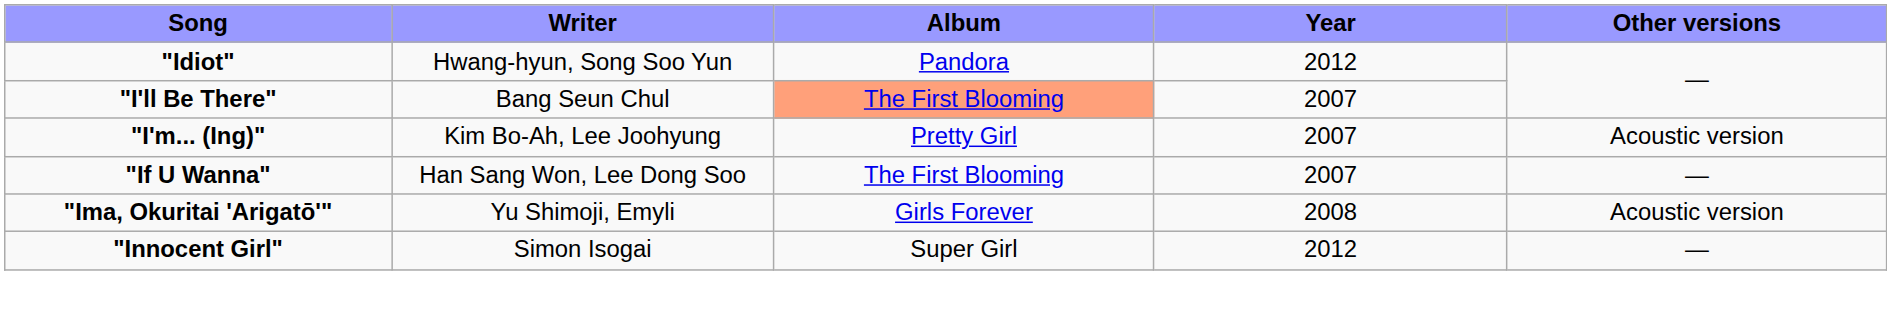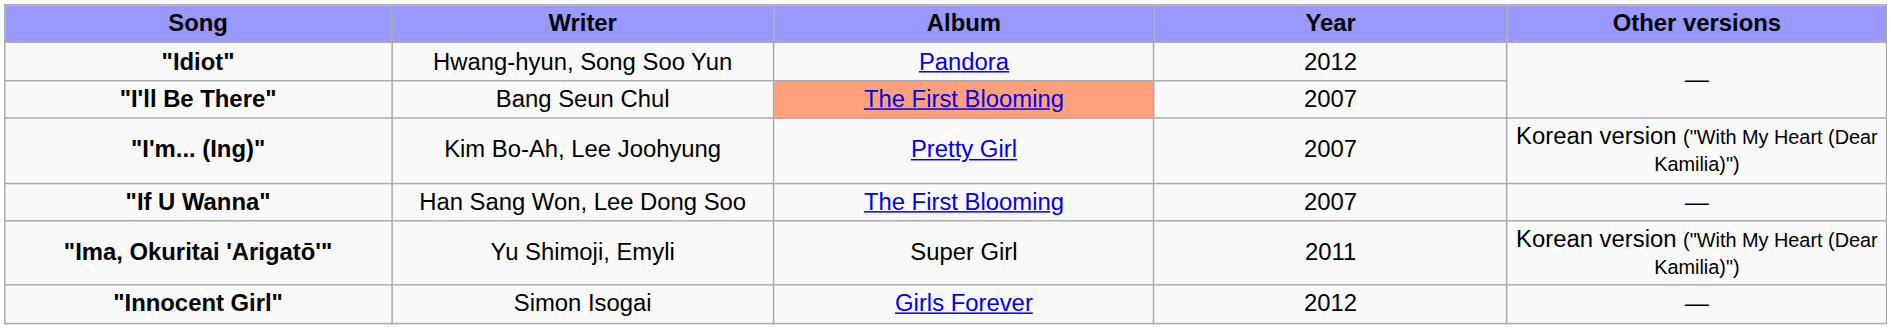(1697, 136) Acoustic version -> (1697, 150) Korean version ("With My Heart (Dear Kamilia)")
(964, 212) Girls Forever -> (964, 252) Super Girl
(1331, 212) 2008 -> (1331, 252) 2011
(1697, 212) Acoustic version -> (1697, 252) Korean version ("With My Heart (Dear Kamilia)")
(964, 250) Super Girl -> (964, 303) Girls Forever
